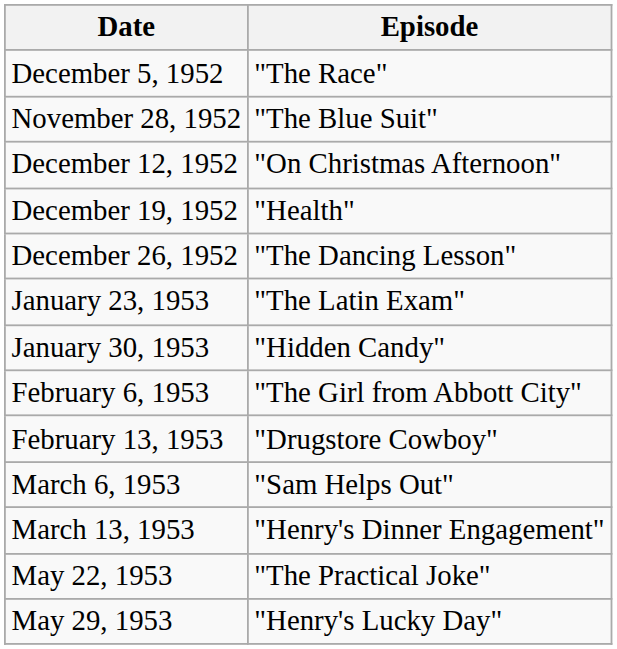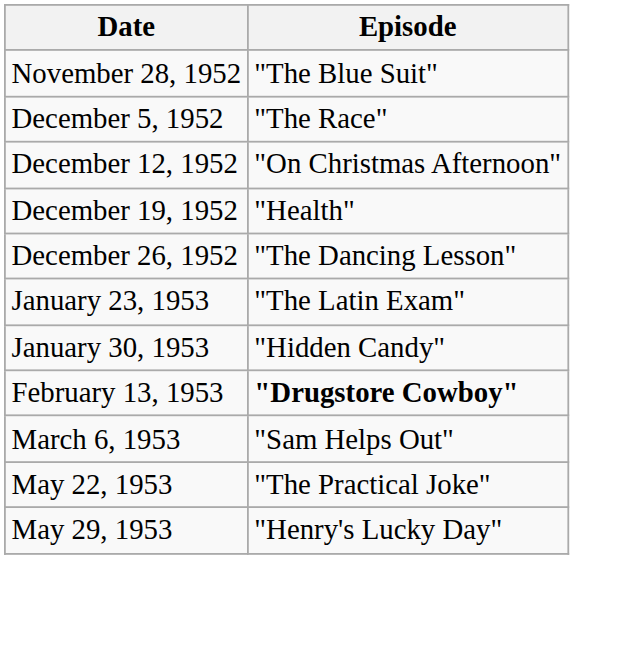rows swapped: (126, 118) <-> (117, 73)
- row: (110, 392)
(376, 438) normal -> (386, 392) bold
- row: (103, 529)
